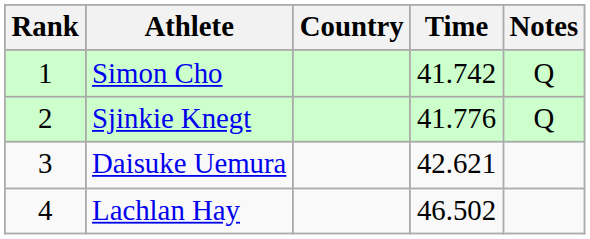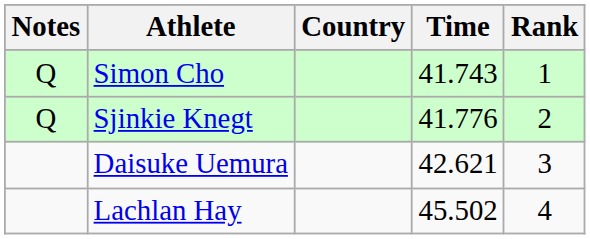columns swapped: (45, 27) <-> (544, 27)
(457, 73) 41.742 -> (458, 73) 41.743
(457, 210) 46.502 -> (458, 210) 45.502
